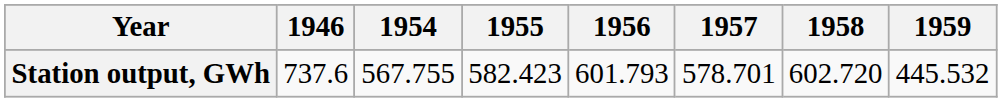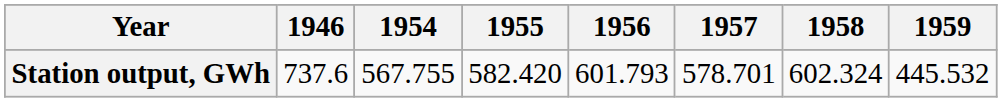(515, 73) 582.423 -> (515, 73) 582.420
(836, 73) 602.720 -> (836, 73) 602.324
